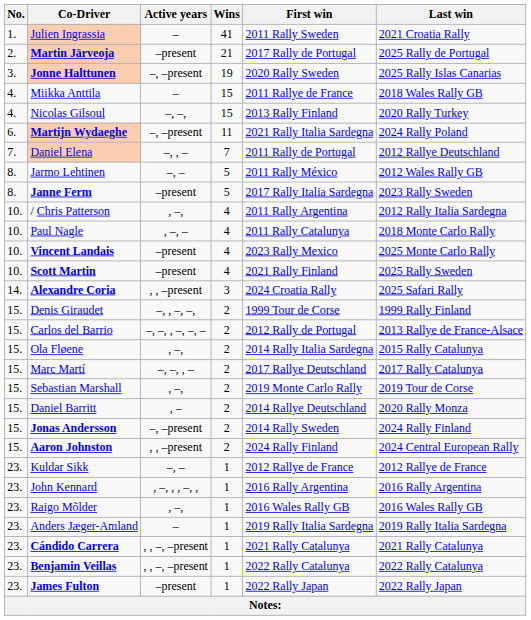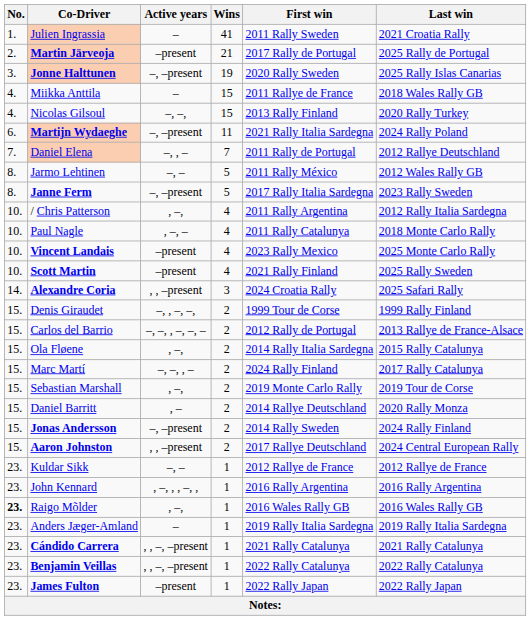(176, 192) –present -> (176, 192) –, –present
(306, 369) 2017 Rallye Deutschland -> (292, 369) 2024 Rally Finland
(292, 448) 2024 Rally Finland -> (306, 448) 2017 Rallye Deutschland
(15, 507) normal -> (15, 507) bold
